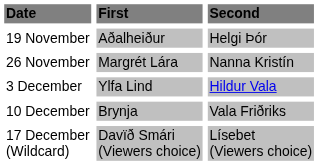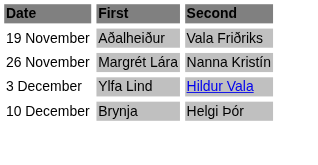(238, 38) Helgi Þór -> (225, 38) Vala Friðriks
(248, 111) Vala Friðriks -> (215, 111) Helgi Þór
- row: (48, 143)
